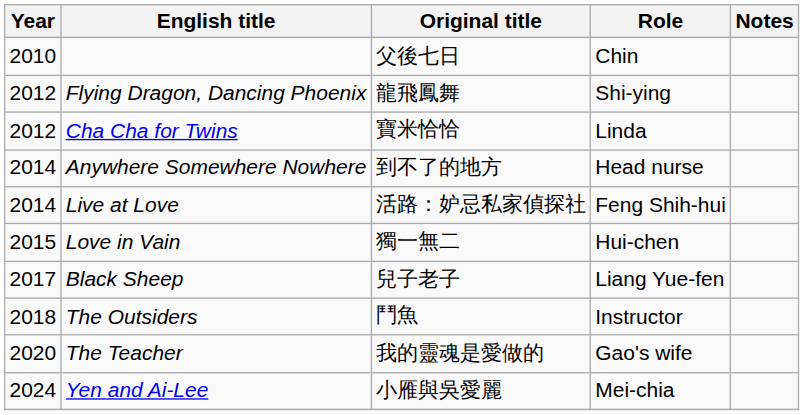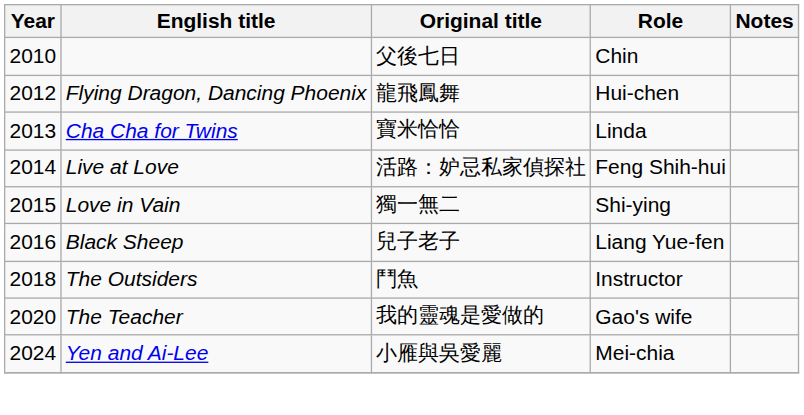(633, 93) Shi-ying -> (637, 93) Hui-chen
(33, 130) 2012 -> (33, 130) 2013
- row: (216, 167)
(637, 242) Hui-chen -> (633, 205) Shi-ying
(33, 279) 2017 -> (33, 242) 2016
